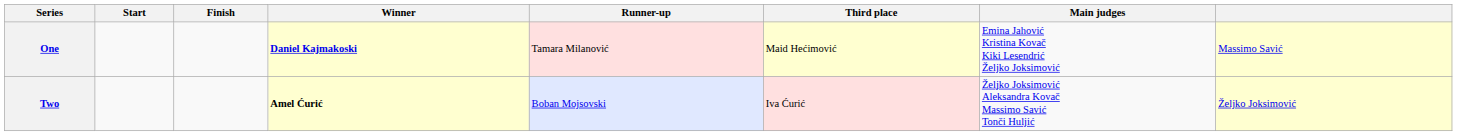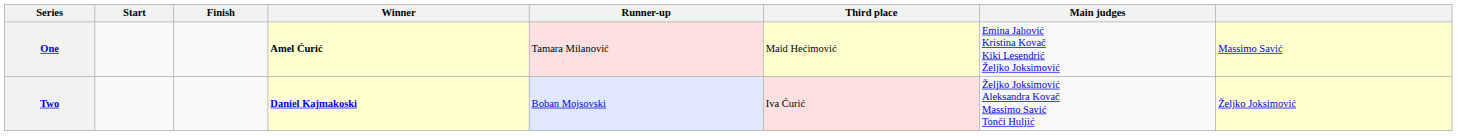(314, 49) Daniel Kajmakoski -> (296, 49) Amel Ćurić
(296, 104) Amel Ćurić -> (314, 104) Daniel Kajmakoski
